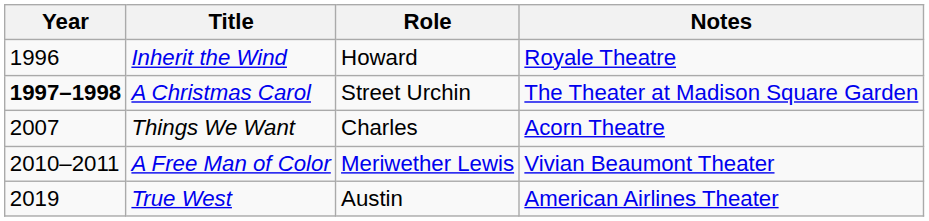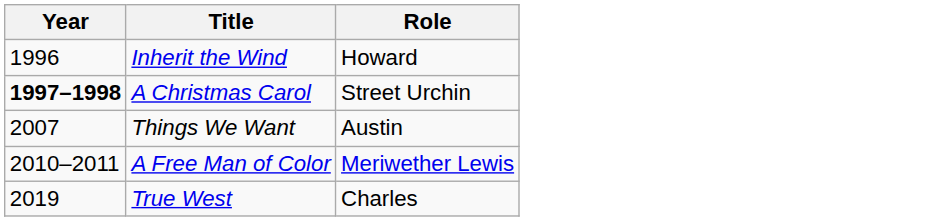- column: (721, 22)
(379, 127) Charles -> (372, 127) Austin
(372, 198) Austin -> (379, 198) Charles
